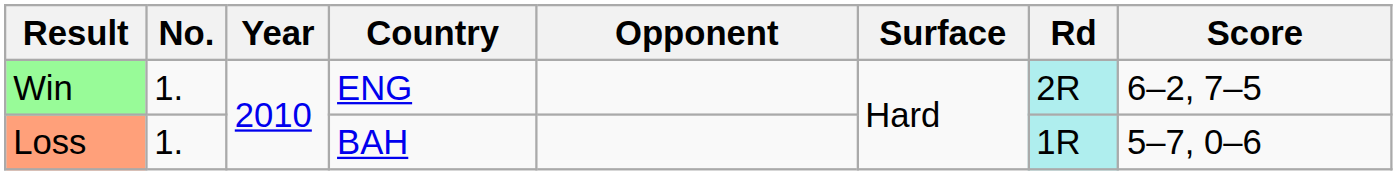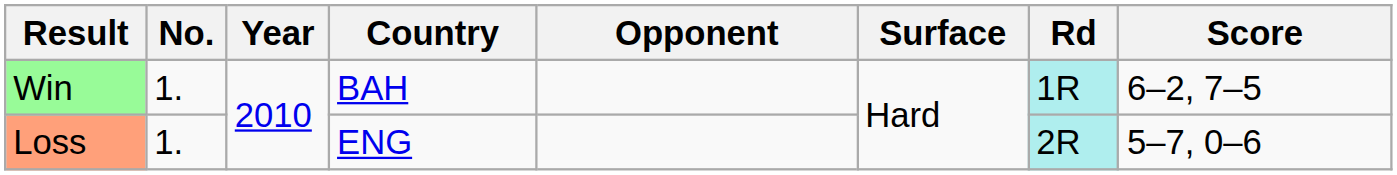(375, 88) ENG -> (373, 88) BAH
(1058, 88) 2R -> (1058, 88) 1R
(373, 142) BAH -> (375, 142) ENG
(1058, 142) 1R -> (1058, 142) 2R
